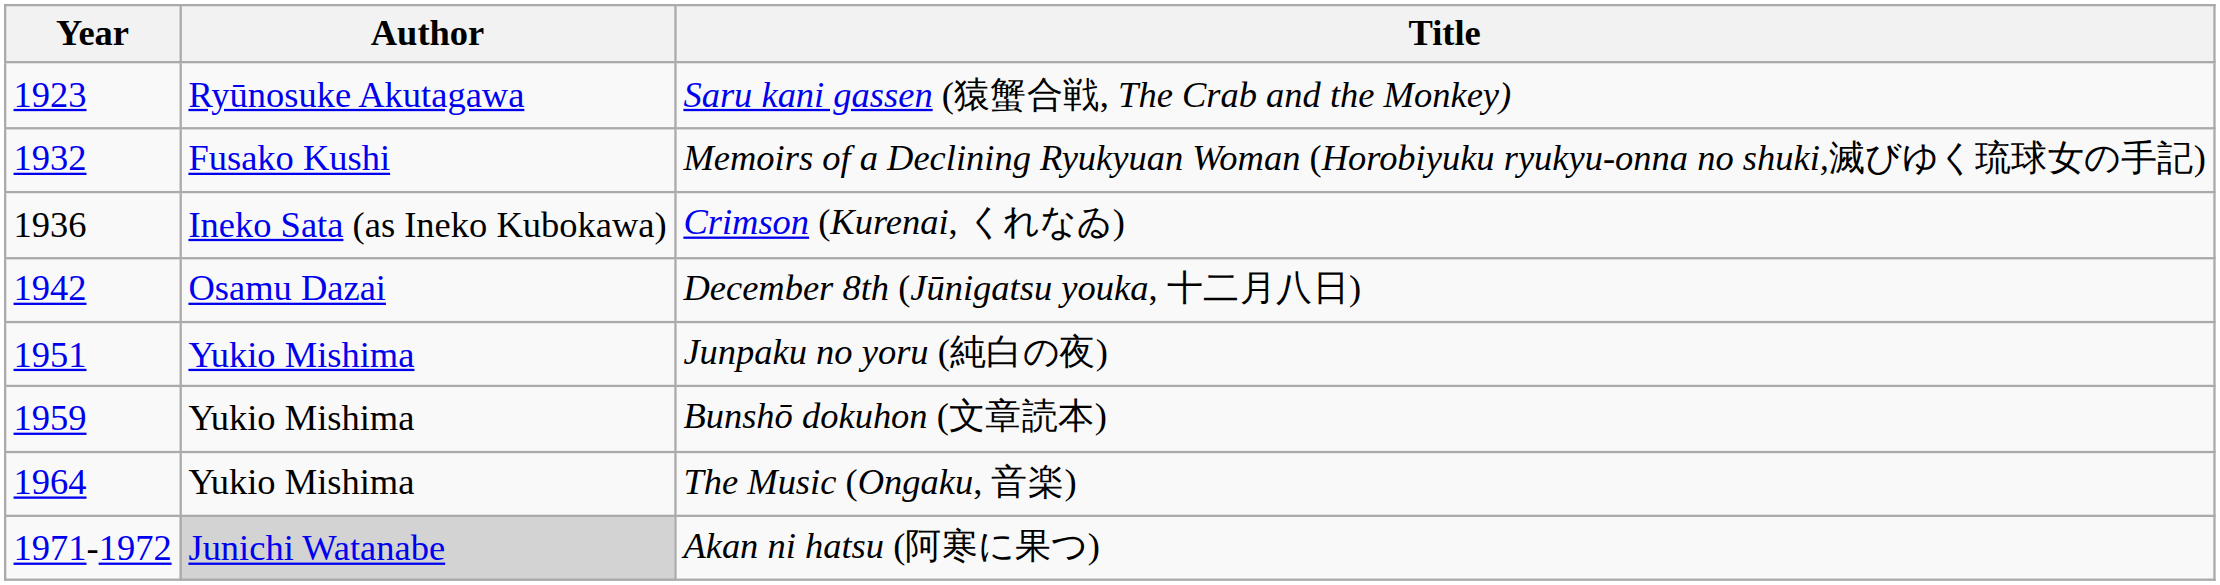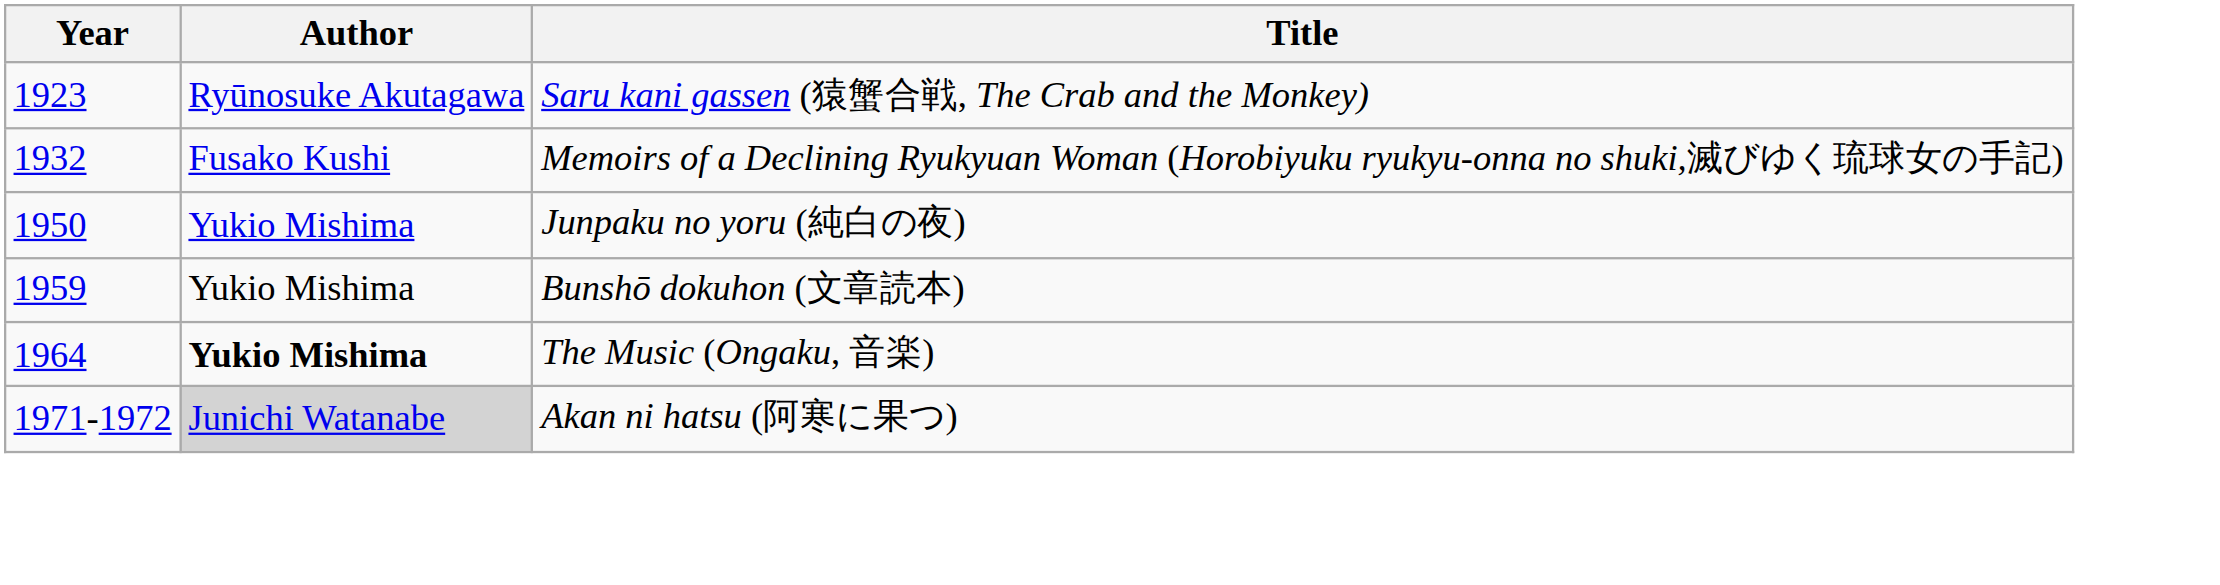- row: (904, 222)
- row: (1022, 287)
(50, 353) 1951 -> (50, 224) 1950
(301, 482) normal -> (308, 353) bold
